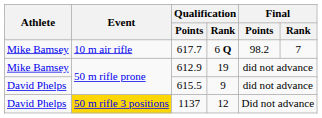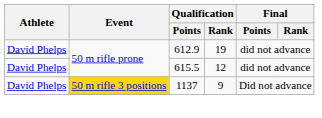- row: (189, 49)
(38, 67) Mike Bamsey -> (37, 49) David Phelps
(223, 86) 9 -> (220, 67) 12
(223, 104) 12 -> (220, 86) 9
